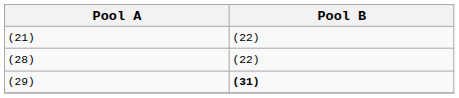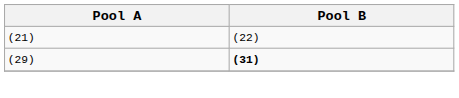- row: (21, 60)
